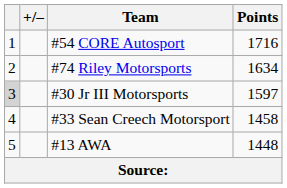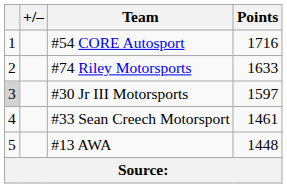(263, 68) 1634 -> (263, 68) 1633
(263, 119) 1458 -> (263, 119) 1461
